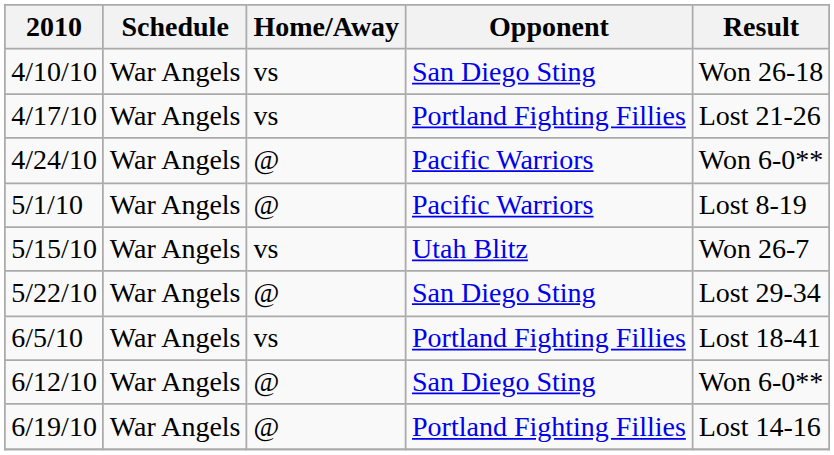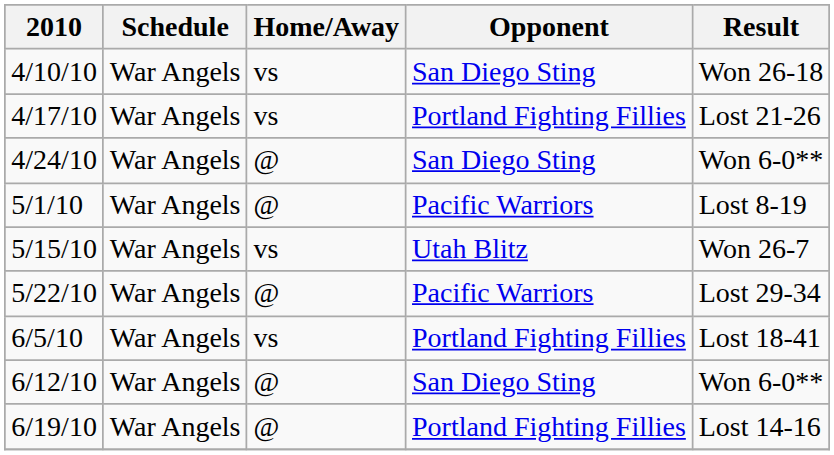(503, 159) Pacific Warriors -> (504, 159) San Diego Sting
(504, 293) San Diego Sting -> (503, 293) Pacific Warriors
